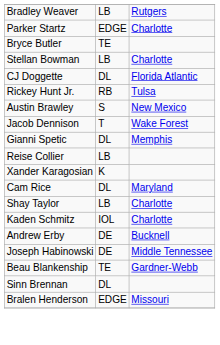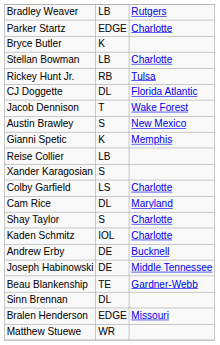(105, 44) TE -> (101, 44) K
rows swapped: (41, 92) <-> (35, 76)
rows swapped: (40, 108) <-> (43, 124)
(105, 140) DL -> (101, 140) K
(101, 172) K -> (101, 172) S
+ row: (39, 188)
(104, 204) LB -> (101, 220) S
+ row: (44, 332)
